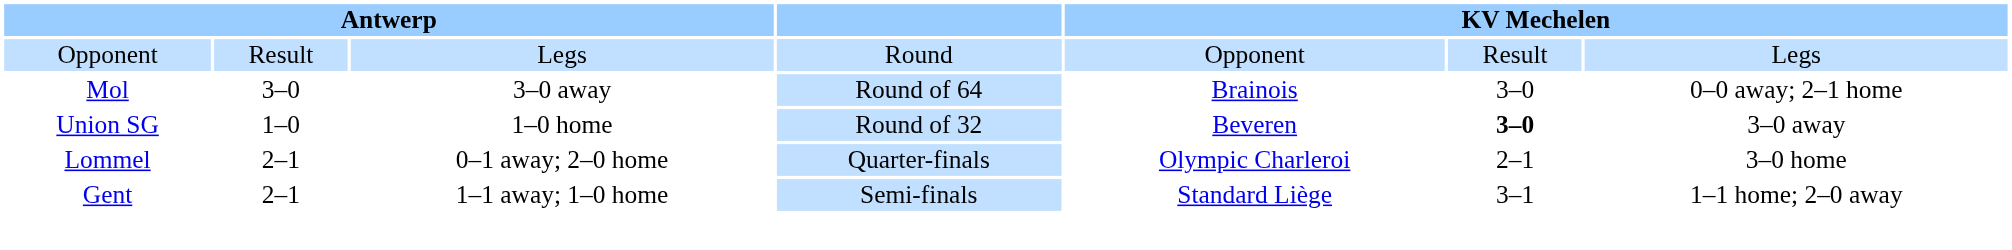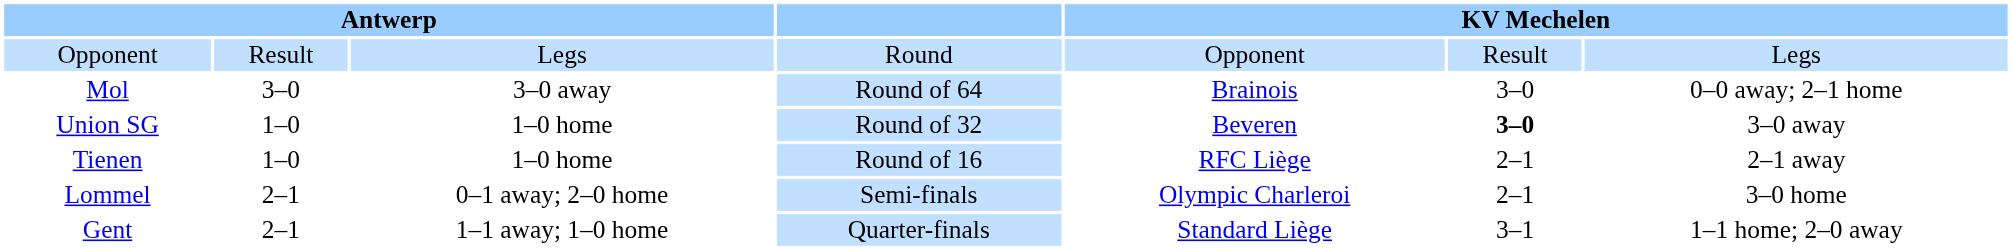+ row: (108, 159)
(919, 159) Quarter-finals -> (919, 194) Semi-finals
(919, 194) Semi-finals -> (919, 229) Quarter-finals
